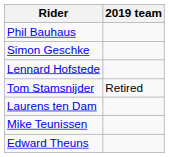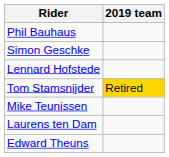(124, 87) no background -> (124, 87) gold background
rows swapped: (52, 106) <-> (47, 124)
